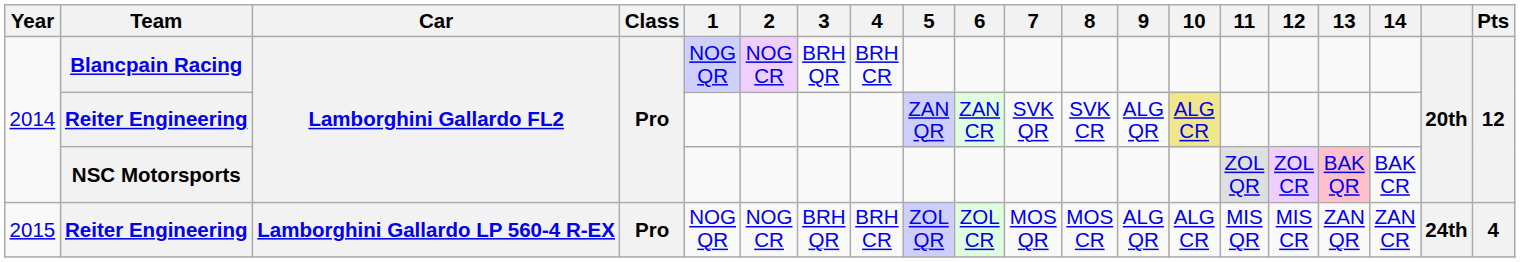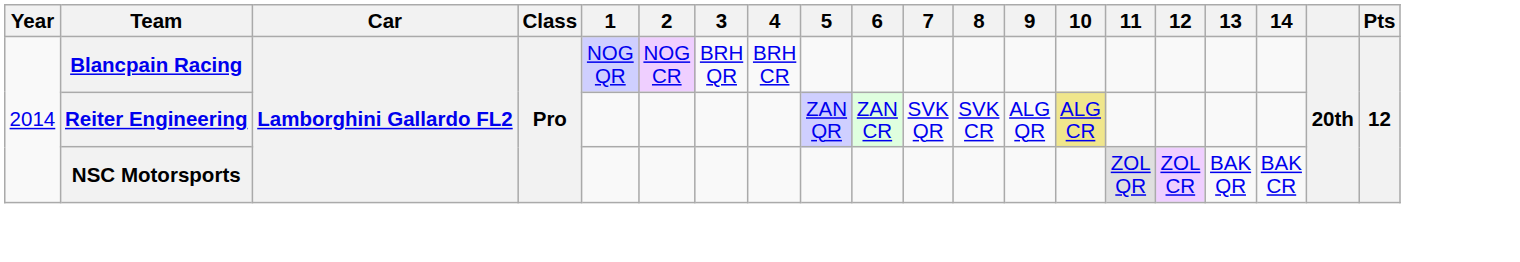(1344, 174) pink background -> (1231, 174) no background
- row: (32, 229)
